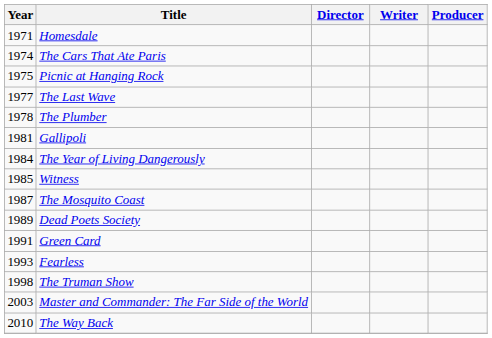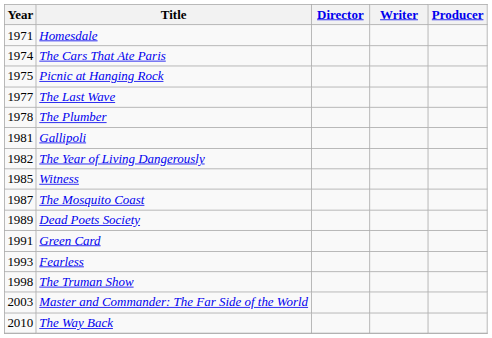(20, 158) 1984 -> (20, 158) 1982
